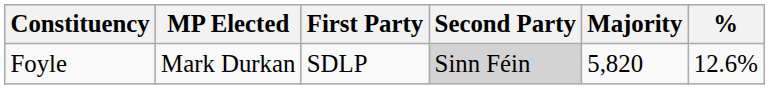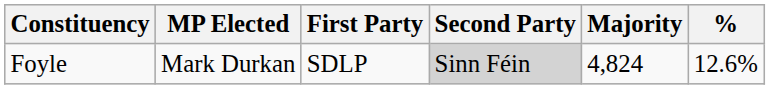(615, 63) 5,820 -> (615, 63) 4,824
